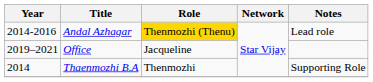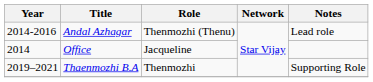(189, 31) gold background -> (189, 31) no background
(33, 49) 2019–2021 -> (18, 49) 2014
(18, 67) 2014 -> (33, 67) 2019–2021
